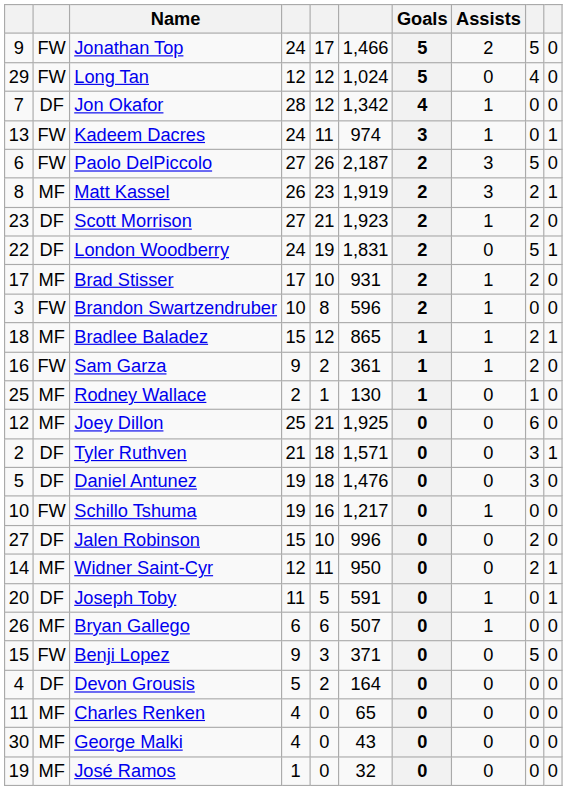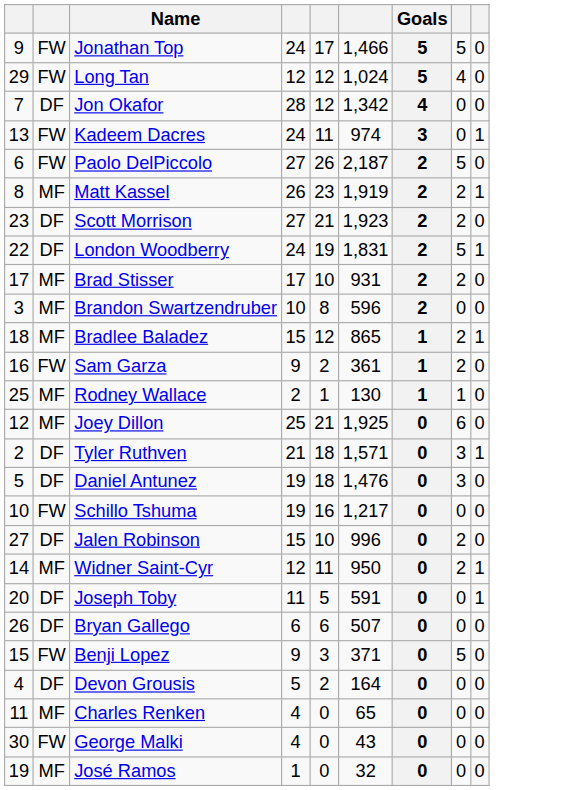- column: (488, 18)
(52, 308) FW -> (52, 308) MF
(52, 626) MF -> (52, 626) DF
(52, 742) MF -> (52, 742) FW
